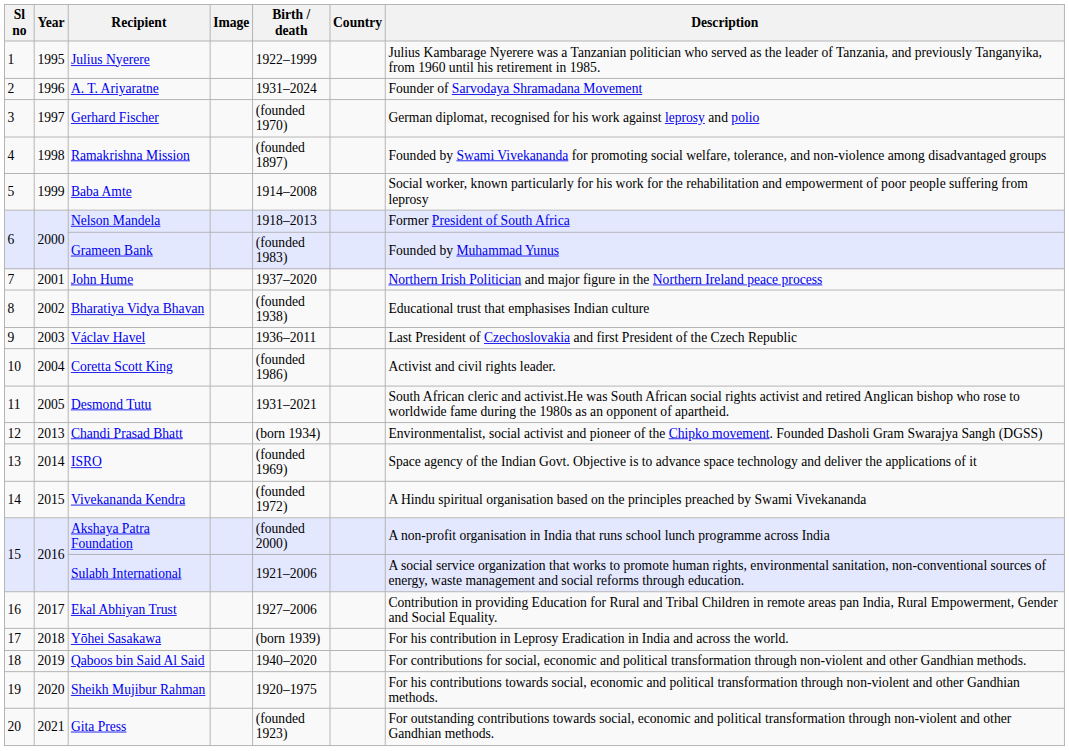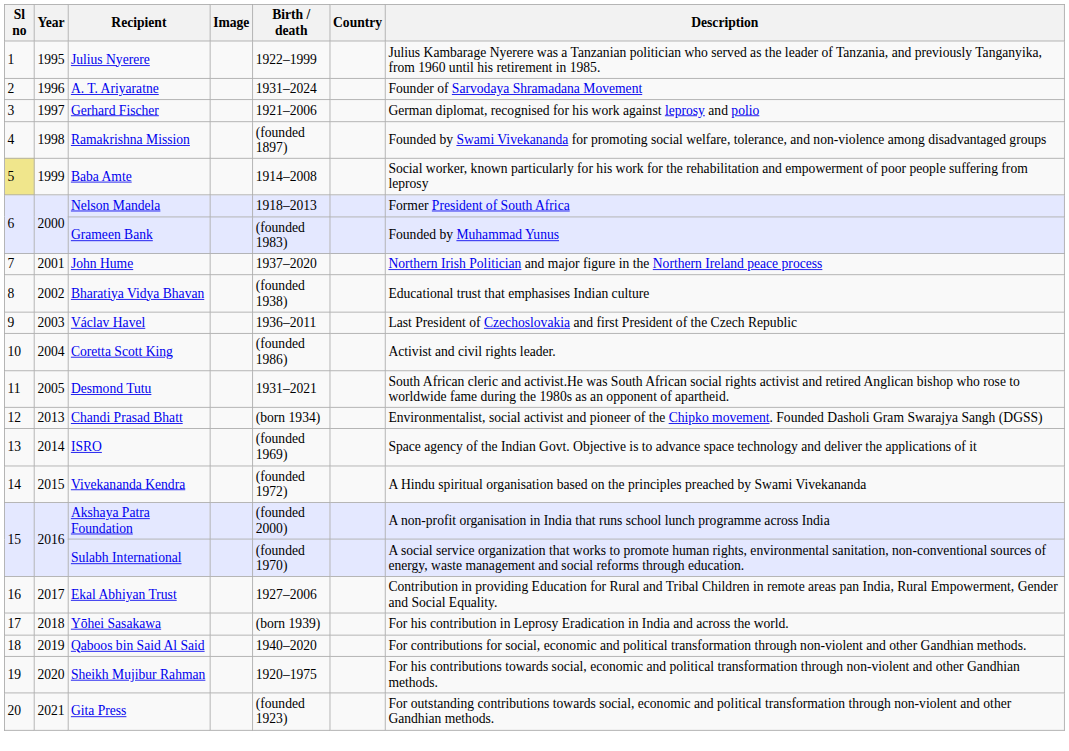(280, 118) (founded 1970) -> (286, 110) 1921–2006
(11, 191) no background -> (11, 176) khaki background
(286, 573) 1921–2006 -> (280, 557) (founded 1970)
